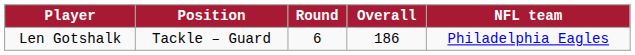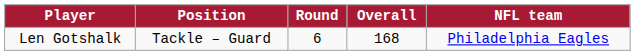(387, 39) 186 -> (387, 39) 168
